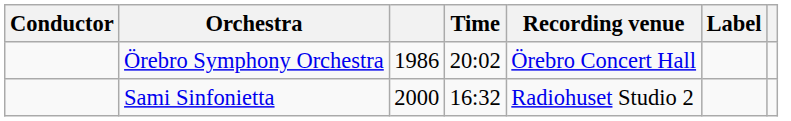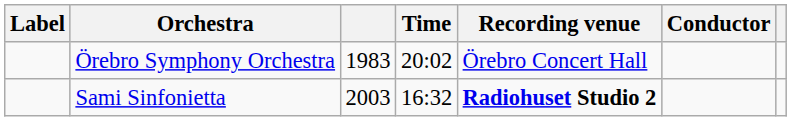columns swapped: (62, 23) <-> (734, 23)
(417, 60) 1986 -> (368, 60) 1983
(417, 97) 2000 -> (368, 97) 2003
(602, 97) normal -> (559, 97) bold
